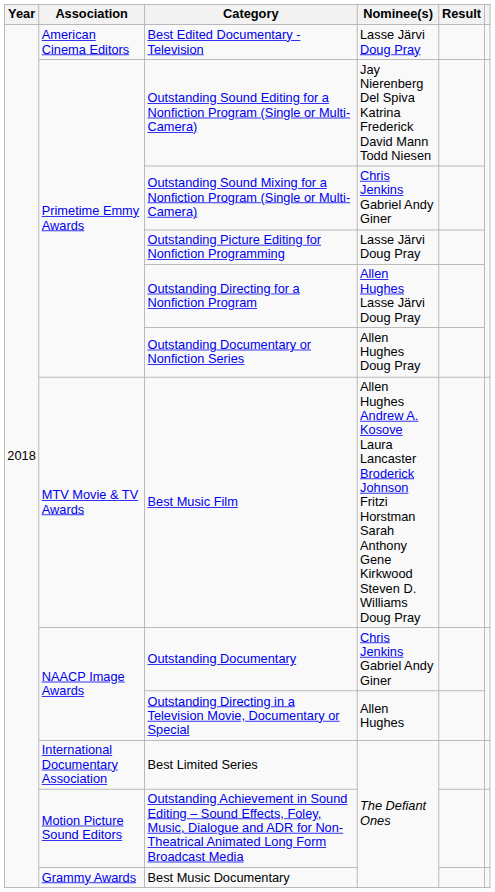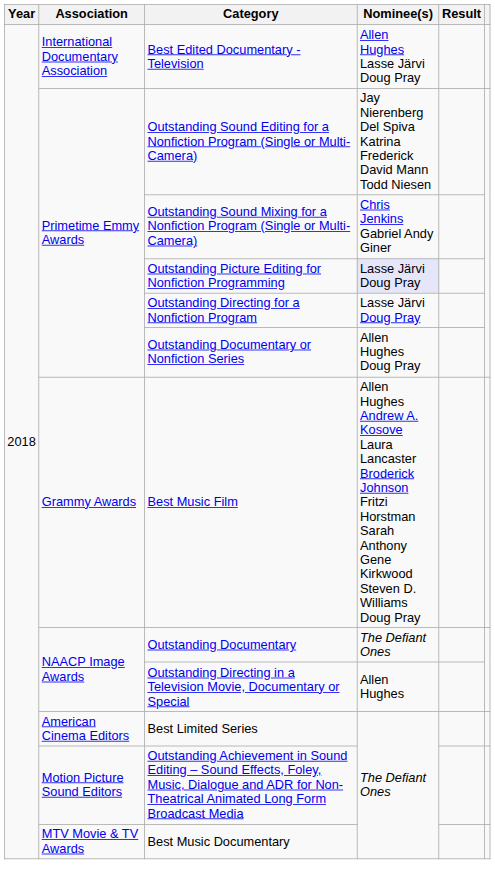(85, 42) American Cinema Editors -> (80, 56) International Documentary Association
(392, 42) Lasse Järvi Doug Pray -> (392, 56) Allen Hughes Lasse Järvi Doug Pray
(392, 247) no background -> (392, 275) lavender background
(392, 296) Allen Hughes Lasse Järvi Doug Pray -> (392, 310) Lasse Järvi Doug Pray
(90, 502) MTV Movie & TV Awards -> (89, 502) Grammy Awards
(397, 659) Chris Jenkins Gabriel Andy Giner -> (393, 645) The Defiant Ones
(80, 764) International Documentary Association -> (85, 728) American Cinema Editors
(89, 877) Grammy Awards -> (90, 841) MTV Movie & TV Awards
